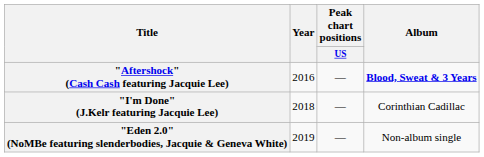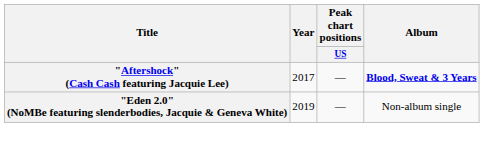(303, 77) 2016 -> (303, 77) 2017
- row: (147, 107)
